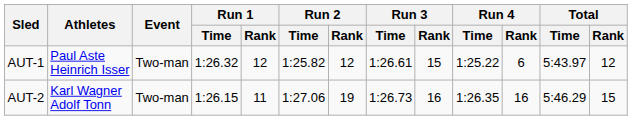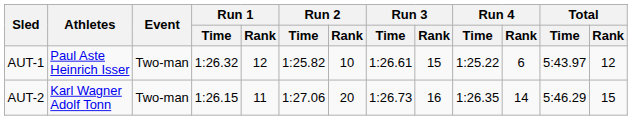(347, 63) 12 -> (347, 63) 10
(347, 98) 19 -> (347, 98) 20
(521, 98) 16 -> (521, 98) 14
